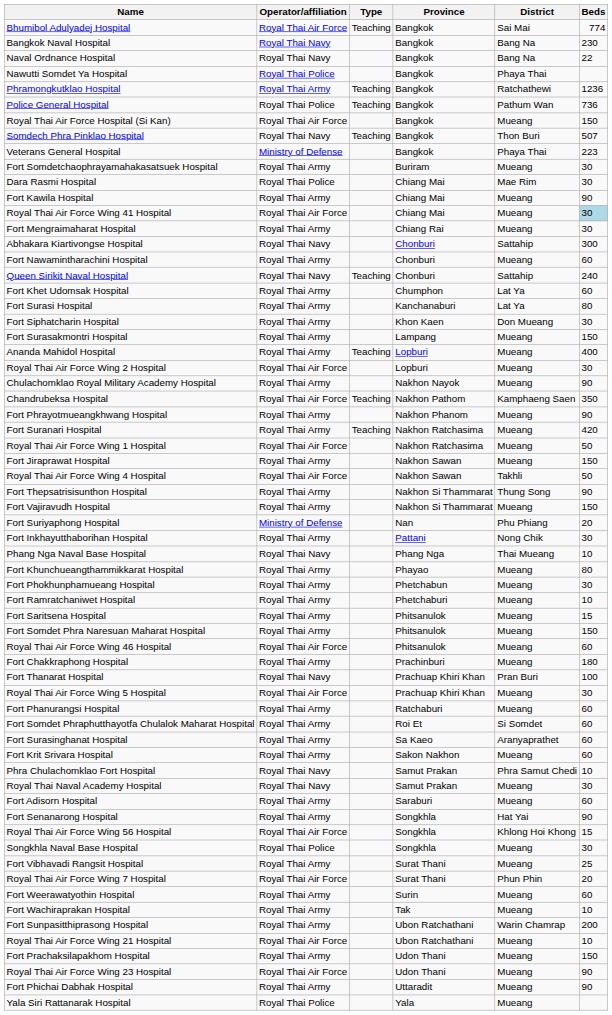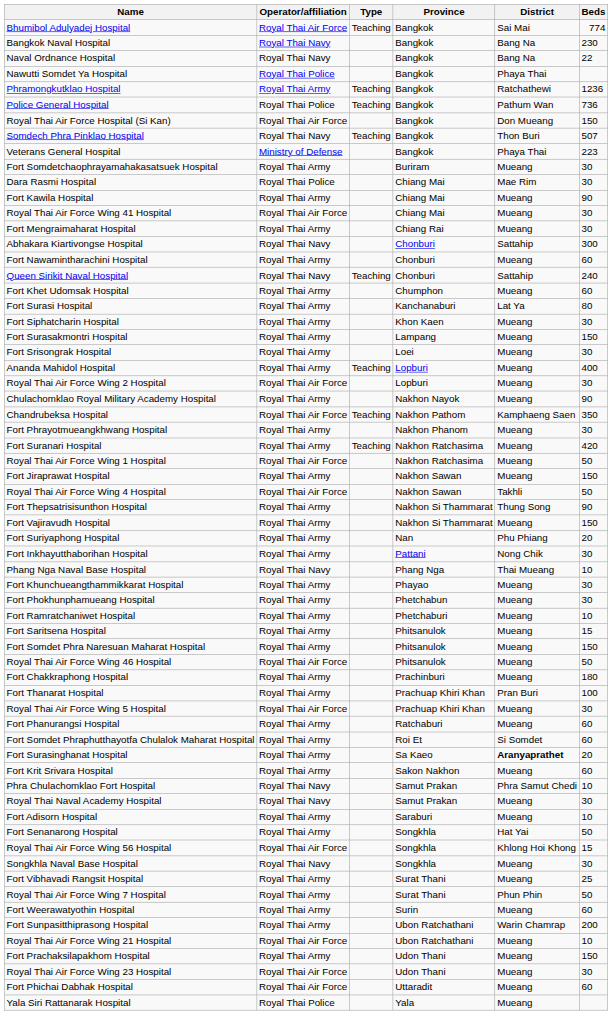(515, 120) Mueang -> (525, 120) Don Mueang
(587, 213) lightblue background -> (587, 213) no background
(511, 290) Lat Ya -> (515, 290) Mueang
(525, 321) Don Mueang -> (515, 321) Mueang
+ row: (59, 352)
(587, 414) 90 -> (587, 430) 30
(301, 523) Ministry of Defense -> (295, 538) Royal Thai Army
(587, 569) 80 -> (587, 584) 30
(587, 646) 60 -> (587, 662) 50
(295, 677) Royal Thai Navy -> (295, 693) Royal Thai Army
(528, 739) normal -> (530, 755) bold
(587, 739) 60 -> (587, 755) 20
(587, 801) 60 -> (587, 817) 10
(587, 817) 90 -> (587, 832) 50
(297, 848) Royal Thai Police -> (295, 863) Royal Thai Navy
(303, 879) Royal Thai Air Force -> (295, 894) Royal Thai Army
(587, 879) 20 -> (587, 894) 50
- row: (68, 910)
(587, 971) 90 -> (587, 971) 30
(295, 987) Royal Thai Army -> (303, 987) Royal Thai Air Force
(587, 987) 90 -> (587, 987) 60
